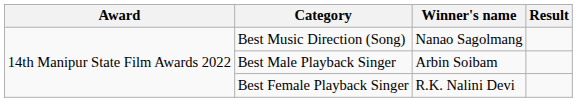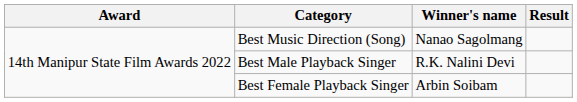(456, 62) Arbin Soibam -> (465, 62) R.K. Nalini Devi
(465, 85) R.K. Nalini Devi -> (456, 85) Arbin Soibam
